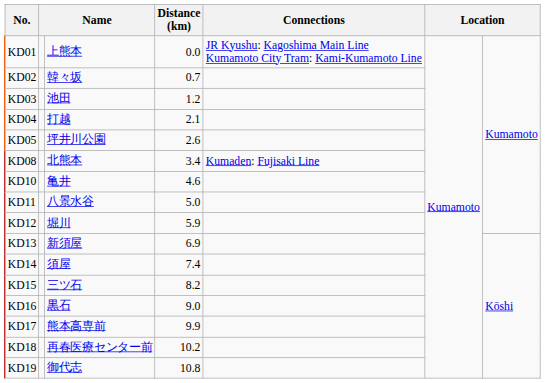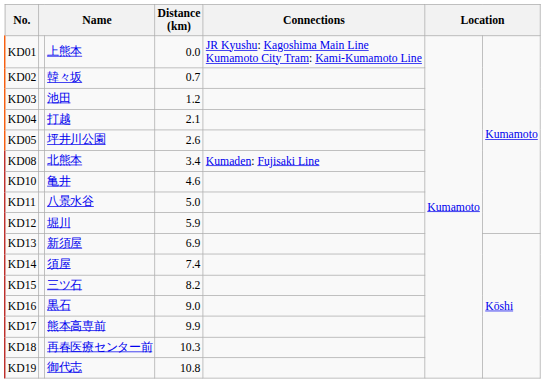(190, 347) 10.2 -> (190, 347) 10.3
